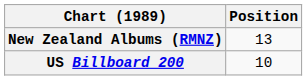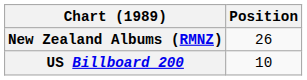(264, 40) 13 -> (264, 40) 26
